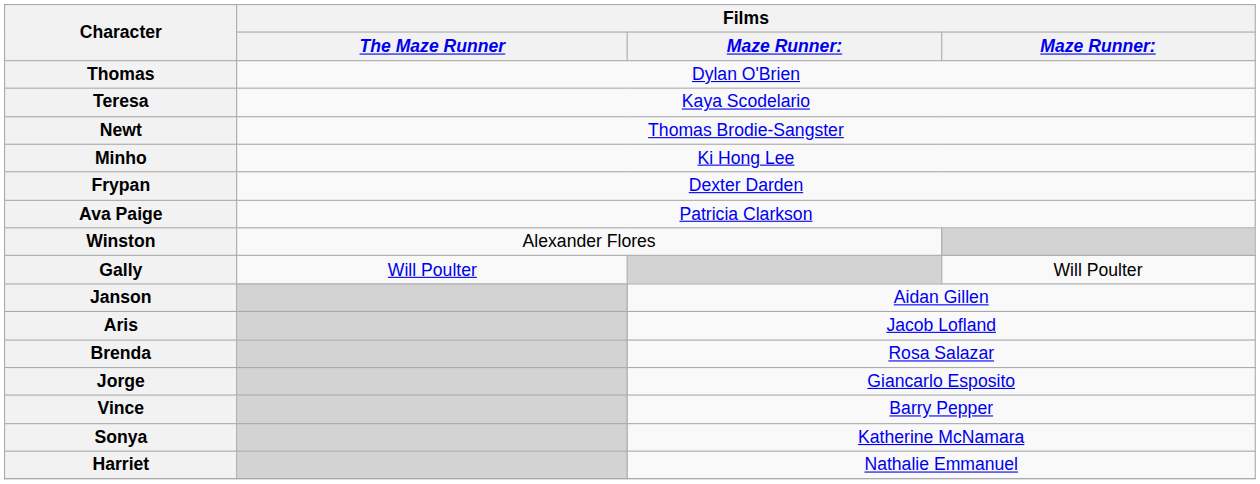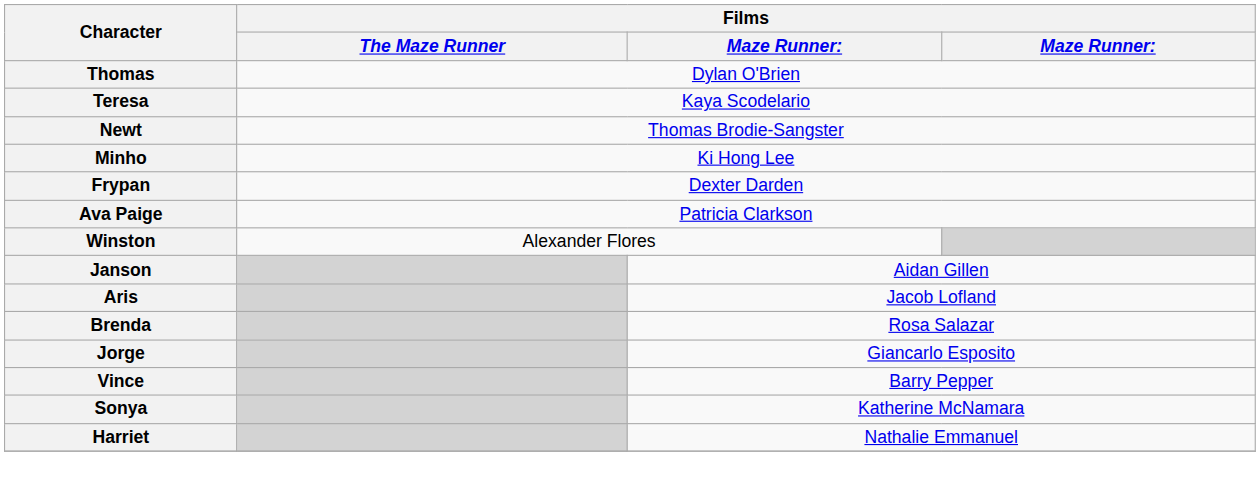- row: (121, 269)
